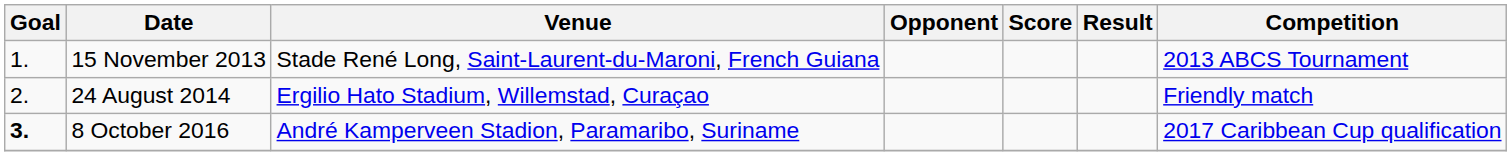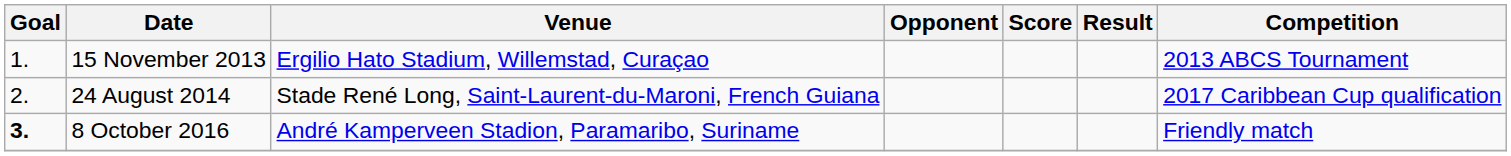(578, 58) Stade René Long, Saint-Laurent-du-Maroni, French Guiana -> (493, 58) Ergilio Hato Stadium, Willemstad, Curaçao
(493, 95) Ergilio Hato Stadium, Willemstad, Curaçao -> (578, 95) Stade René Long, Saint-Laurent-du-Maroni, French Guiana
(1238, 95) Friendly match -> (1332, 95) 2017 Caribbean Cup qualification
(1332, 131) 2017 Caribbean Cup qualification -> (1238, 131) Friendly match
